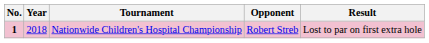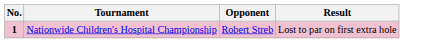- column: (37, 13)
